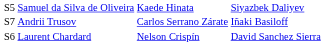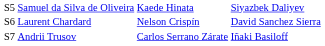rows swapped: (54, 36) <-> (47, 22)
